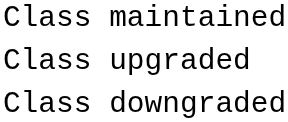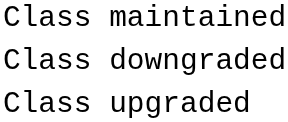rows swapped: (127, 61) <-> (145, 104)
